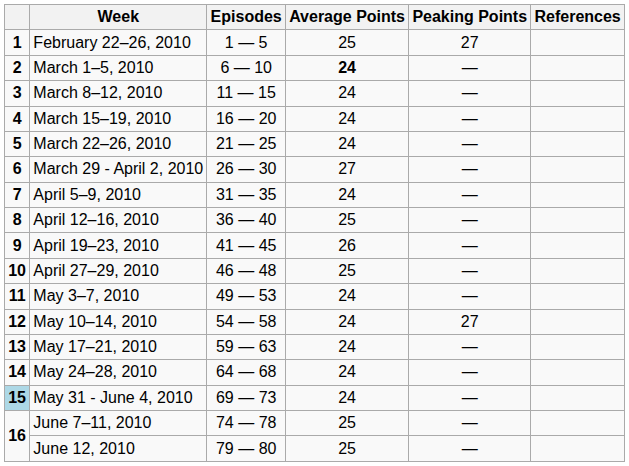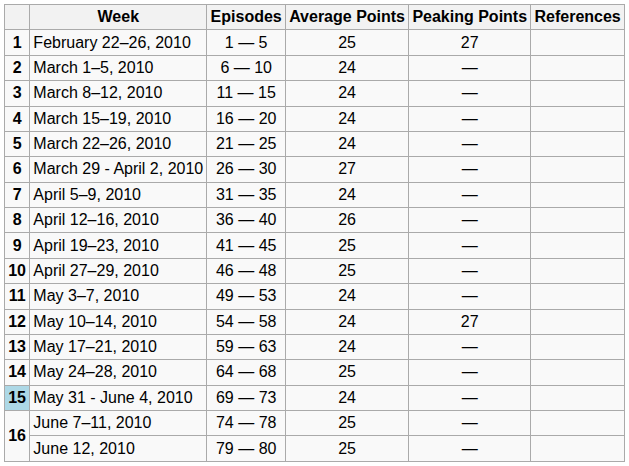(347, 67) bold -> (347, 67) normal
(347, 220) 25 -> (347, 220) 26
(347, 245) 26 -> (347, 245) 25
(347, 372) 24 -> (347, 372) 25
